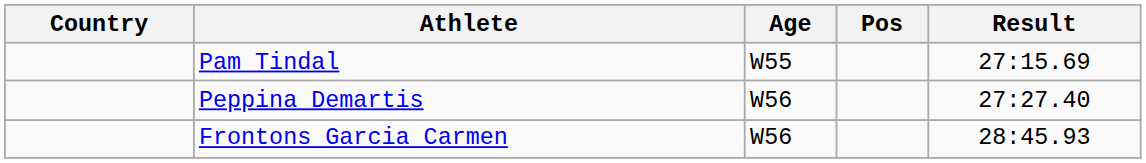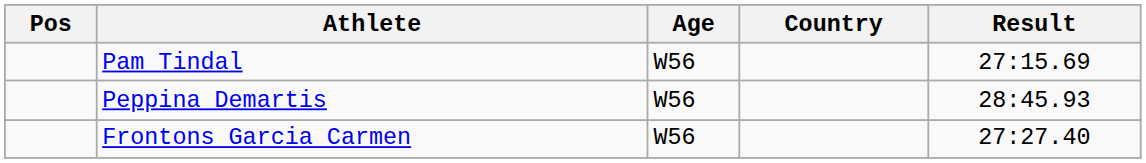columns swapped: (882, 24) <-> (99, 24)
(771, 62) W55 -> (674, 62) W56
(1034, 100) 27:27.40 -> (1034, 100) 28:45.93
(1034, 138) 28:45.93 -> (1034, 138) 27:27.40
